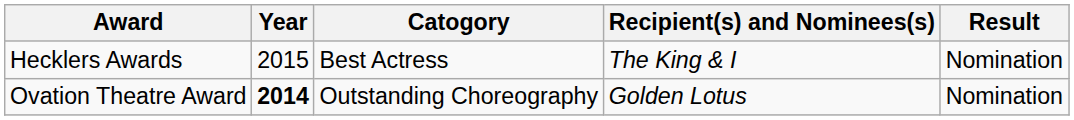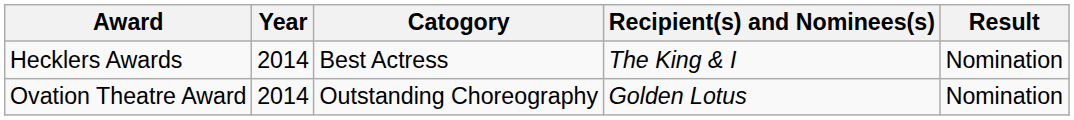(283, 59) 2015 -> (283, 59) 2014
(283, 96) bold -> (283, 96) normal
